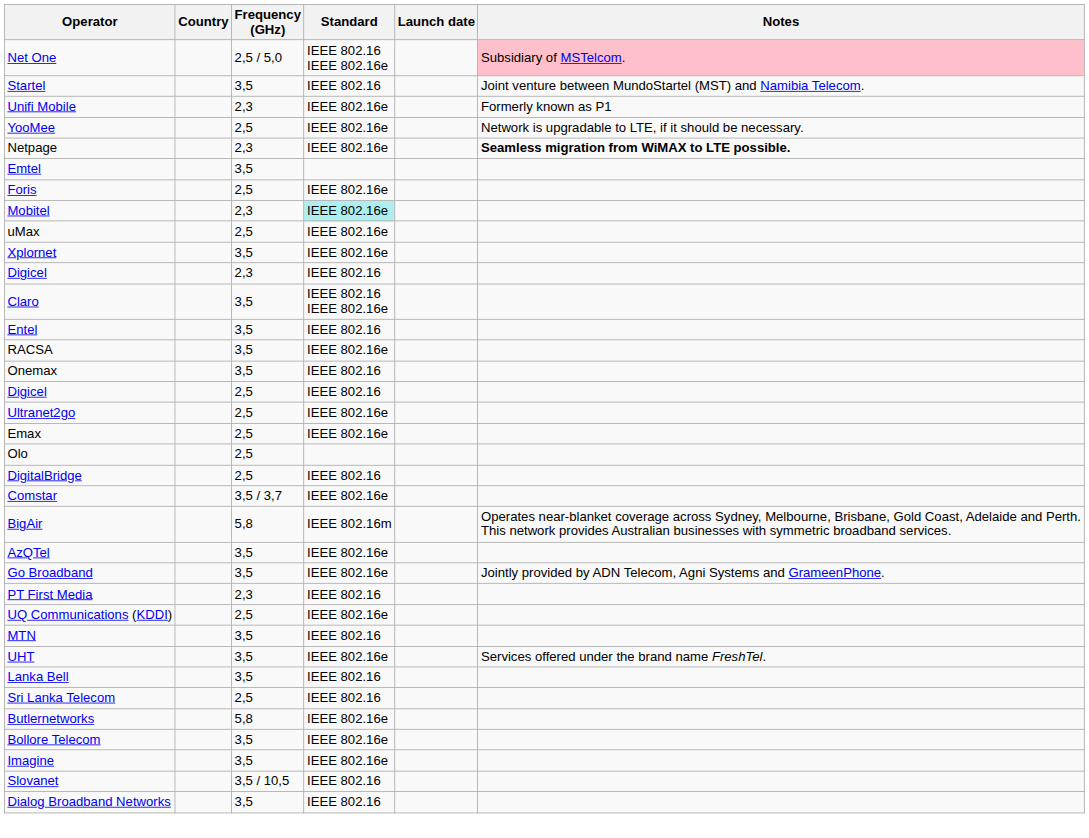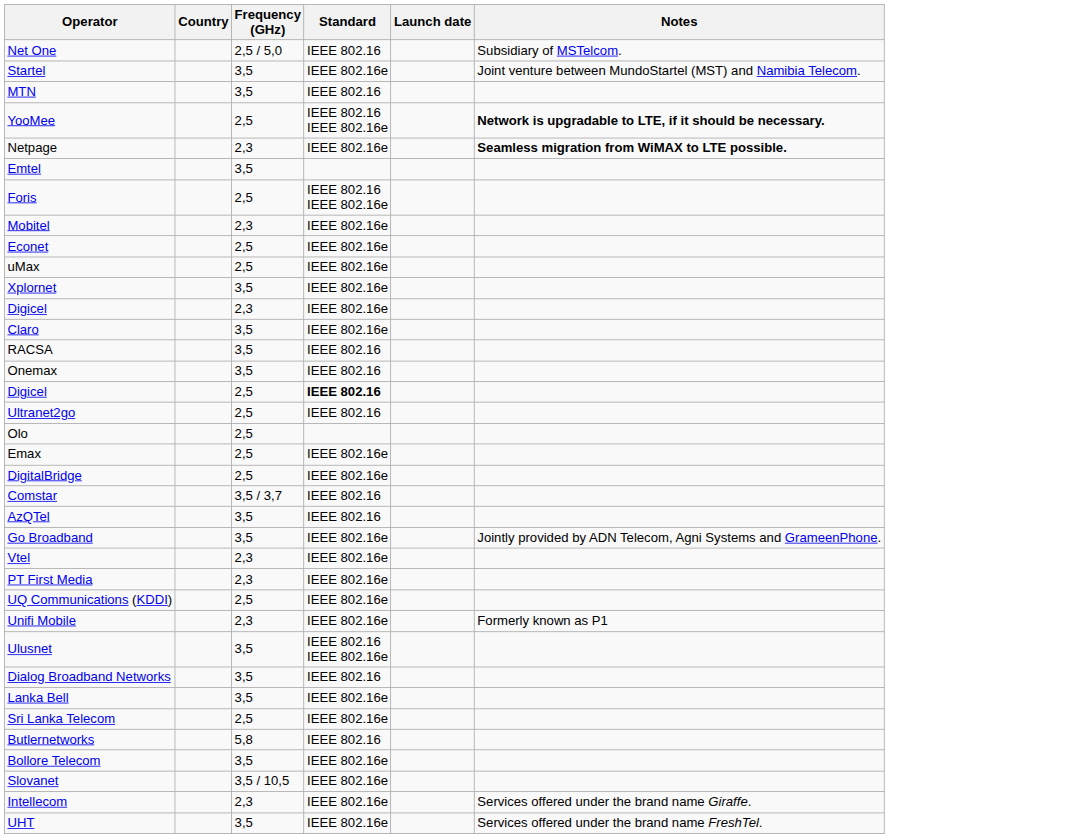(347, 57) IEEE 802.16 IEEE 802.16e -> (344, 50) IEEE 802.16
(553, 57) pink background -> (550, 50) no background
(344, 86) IEEE 802.16 -> (347, 71) IEEE 802.16e
rows swapped: (22, 635) <-> (42, 106)
(347, 127) IEEE 802.16e -> (347, 120) IEEE 802.16 IEEE 802.16e
(642, 127) normal -> (651, 120) bold
(347, 190) IEEE 802.16e -> (347, 197) IEEE 802.16 IEEE 802.16e
(347, 210) paleturquoise background -> (347, 225) no background
+ row: (28, 246)
(344, 273) IEEE 802.16 -> (347, 308) IEEE 802.16e
(347, 301) IEEE 802.16 IEEE 802.16e -> (347, 329) IEEE 802.16e
- row: (22, 329)
(347, 350) IEEE 802.16e -> (344, 350) IEEE 802.16
(344, 392) normal -> (344, 392) bold
(347, 412) IEEE 802.16e -> (344, 412) IEEE 802.16
rows swapped: (24, 433) <-> (18, 454)
(344, 475) IEEE 802.16 -> (347, 475) IEEE 802.16e
(347, 496) IEEE 802.16e -> (344, 496) IEEE 802.16
- row: (25, 524)
(347, 552) IEEE 802.16e -> (344, 516) IEEE 802.16
+ row: (19, 558)
(344, 594) IEEE 802.16 -> (347, 579) IEEE 802.16e
+ row: (30, 649)
rows swapped: (89, 802) <-> (21, 656)
(344, 677) IEEE 802.16 -> (347, 698) IEEE 802.16e
(344, 698) IEEE 802.16 -> (347, 718) IEEE 802.16e
(347, 718) IEEE 802.16e -> (344, 739) IEEE 802.16
- row: (31, 760)
(344, 781) IEEE 802.16 -> (347, 781) IEEE 802.16e
+ row: (37, 802)
